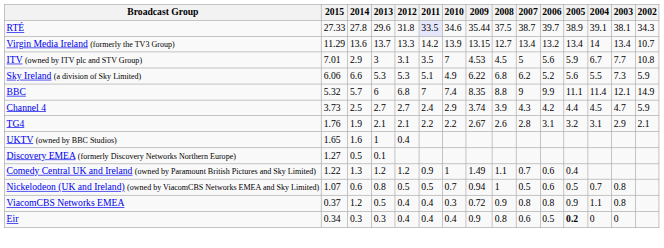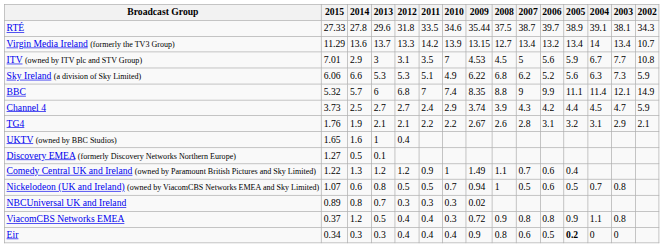(430, 28) lavender background -> (430, 28) no background
(596, 76) 5.5 -> (596, 76) 6.3
+ row: (66, 203)
